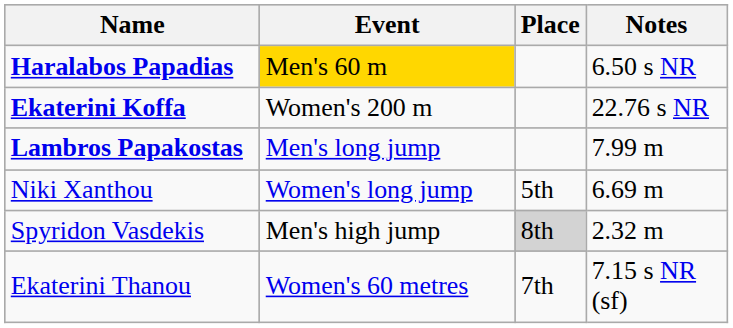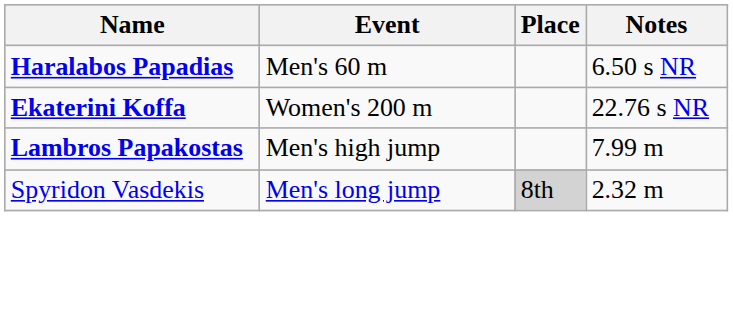(326, 66) gold background -> (326, 66) no background
(353, 148) Men's long jump -> (353, 148) Men's high jump
- row: (82, 189)
(353, 230) Men's high jump -> (353, 189) Men's long jump
- row: (101, 286)
